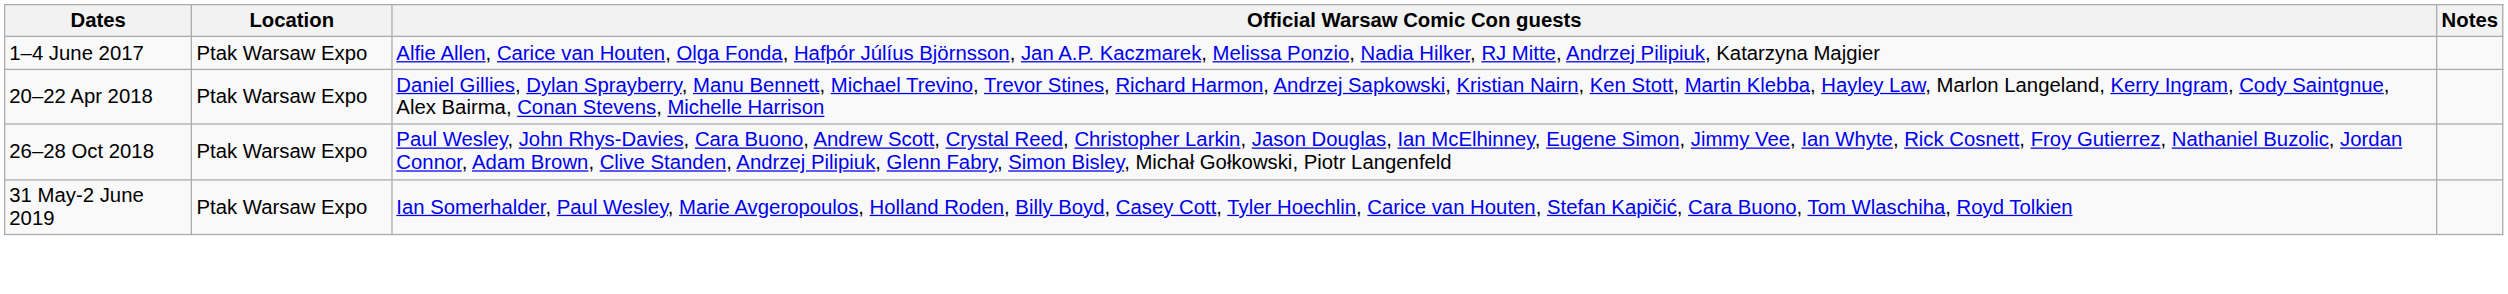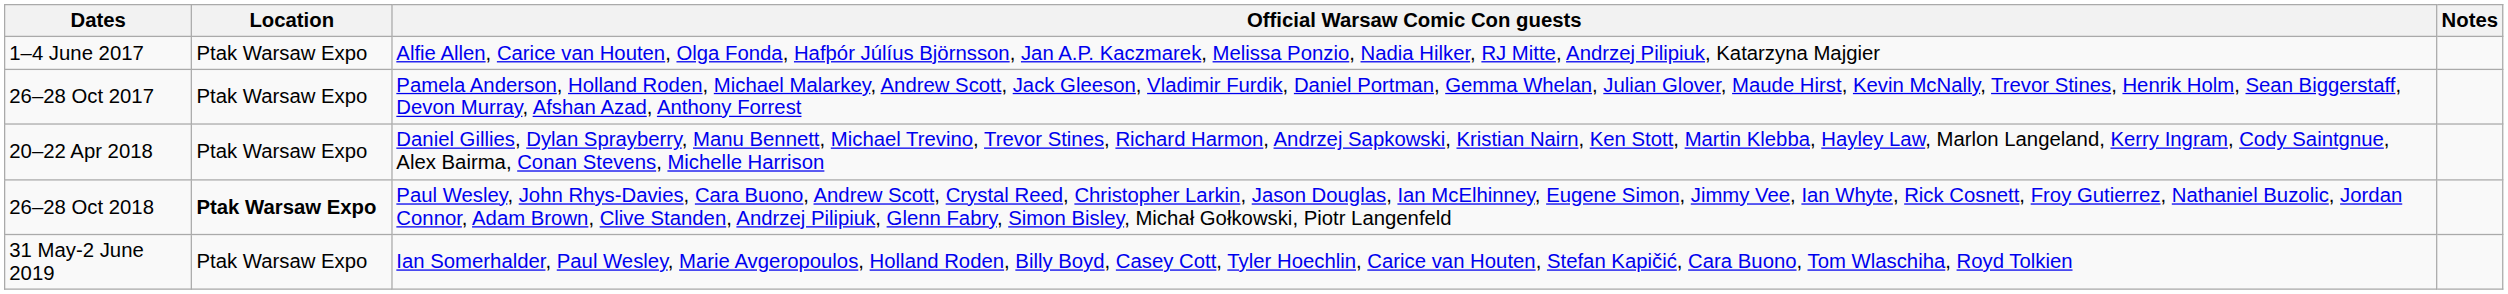+ row: (82, 96)
(282, 151) normal -> (286, 206) bold
